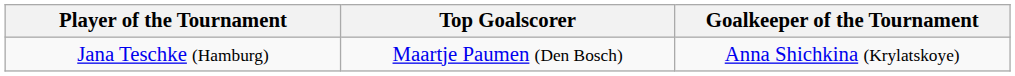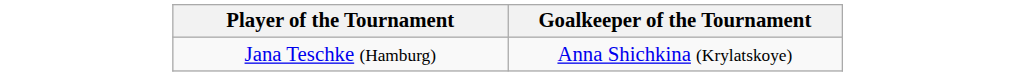- column: (508, 20)
